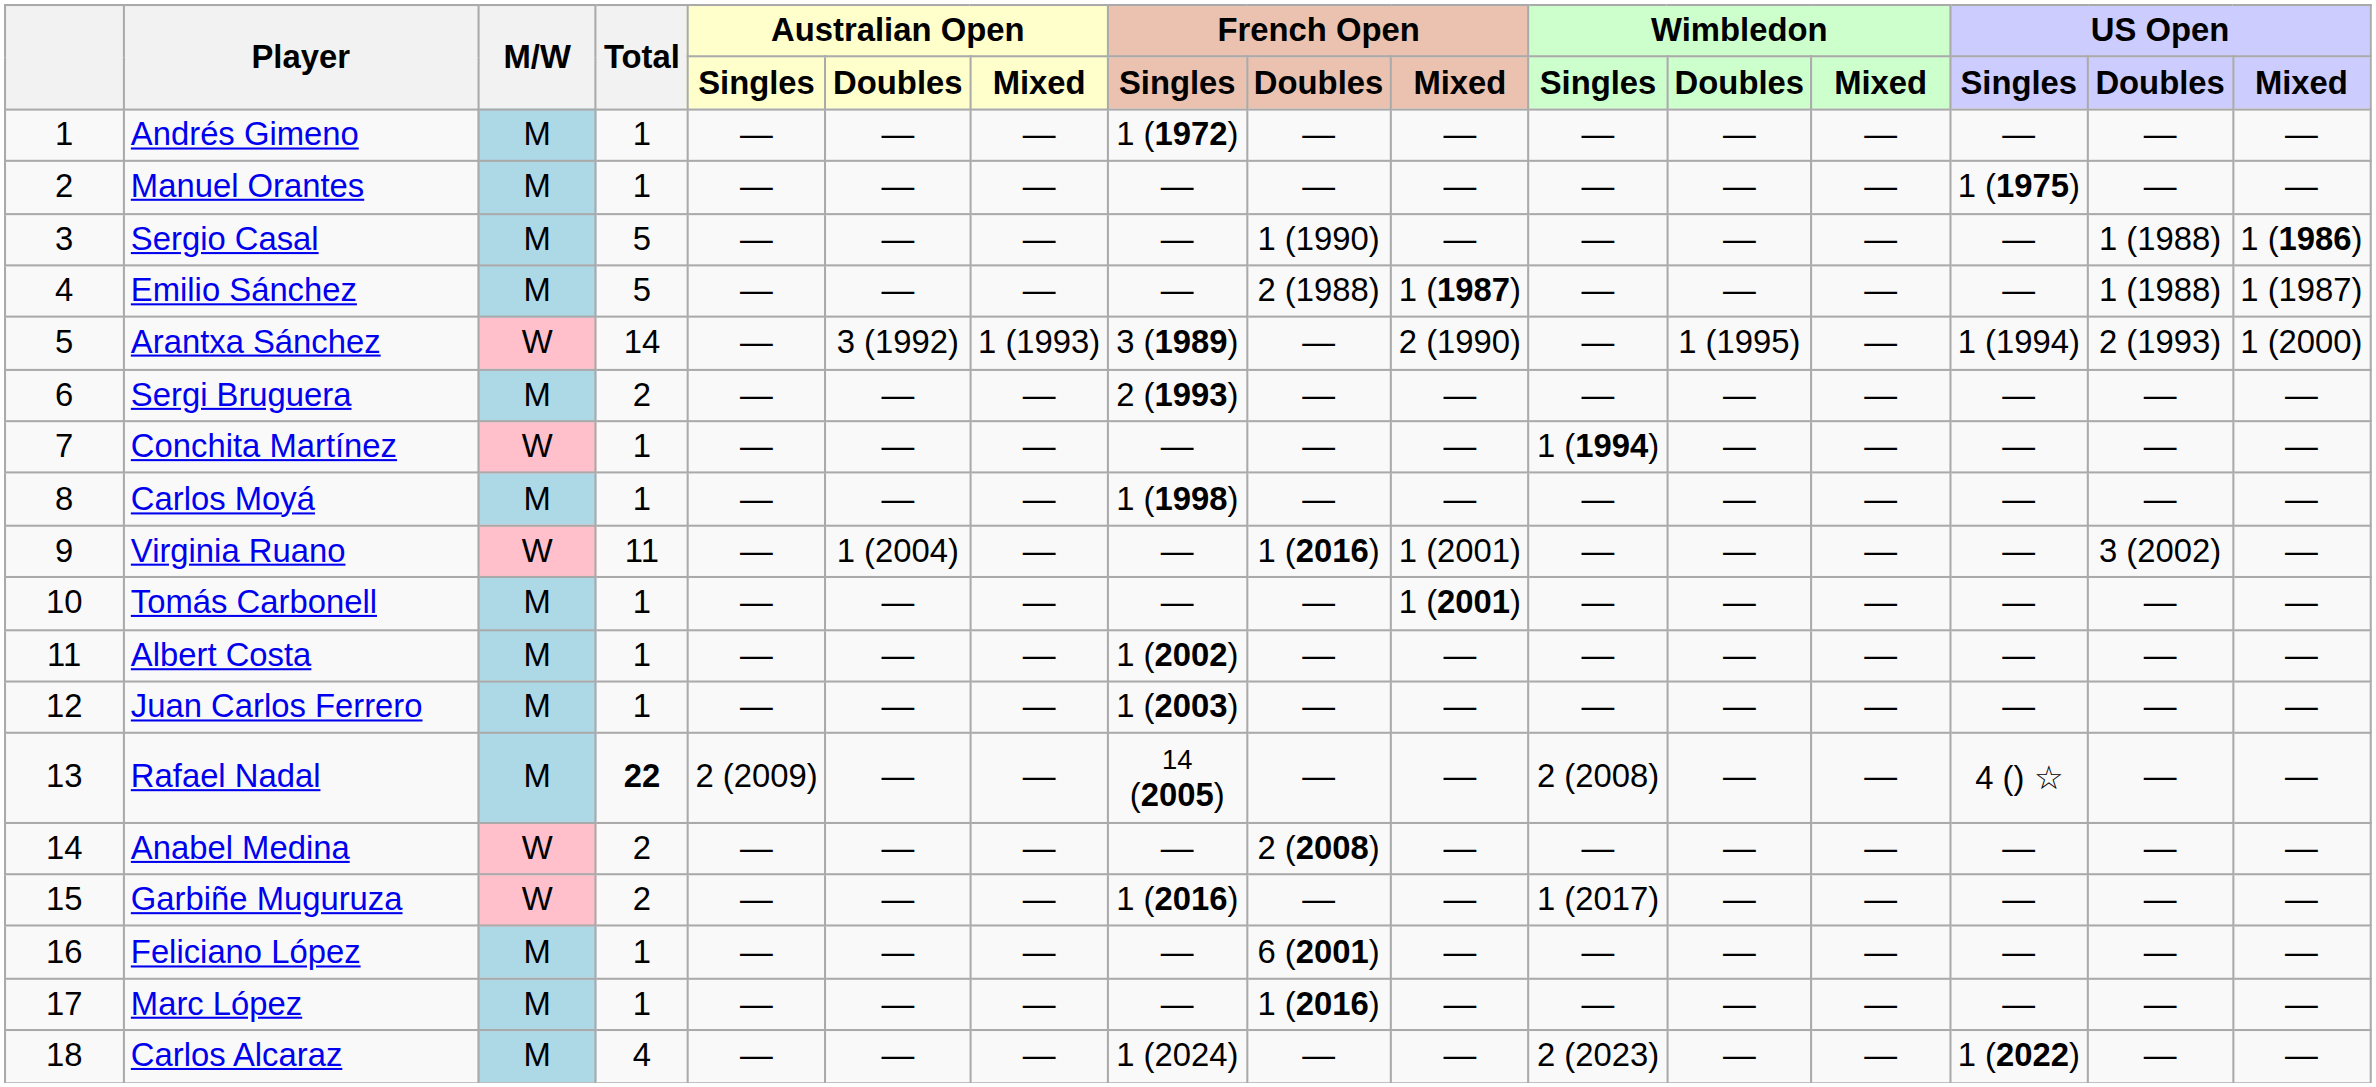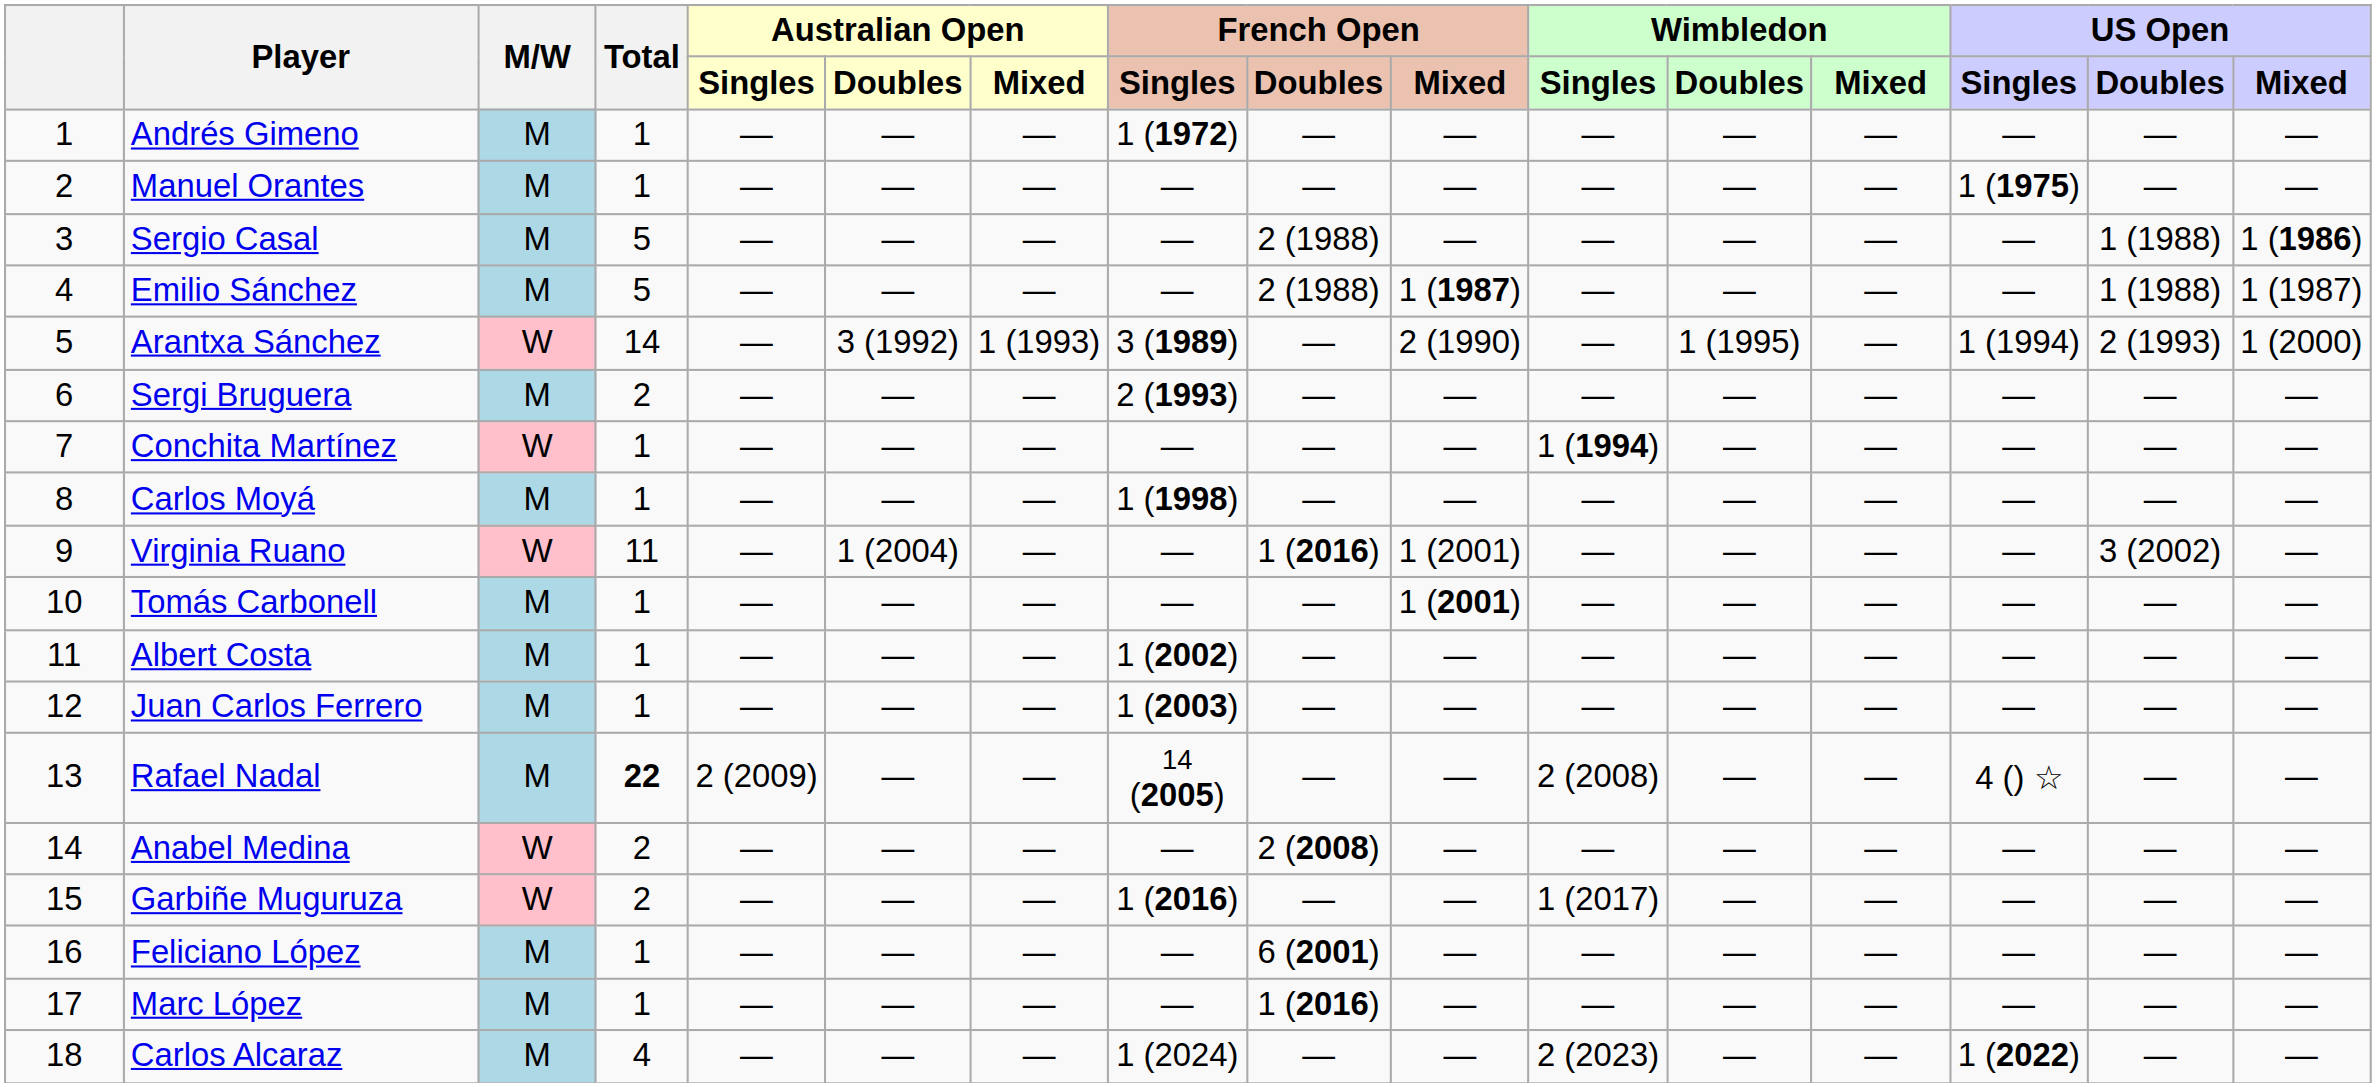(1319, 238) 1 (1990) -> (1319, 238) 2 (1988)
